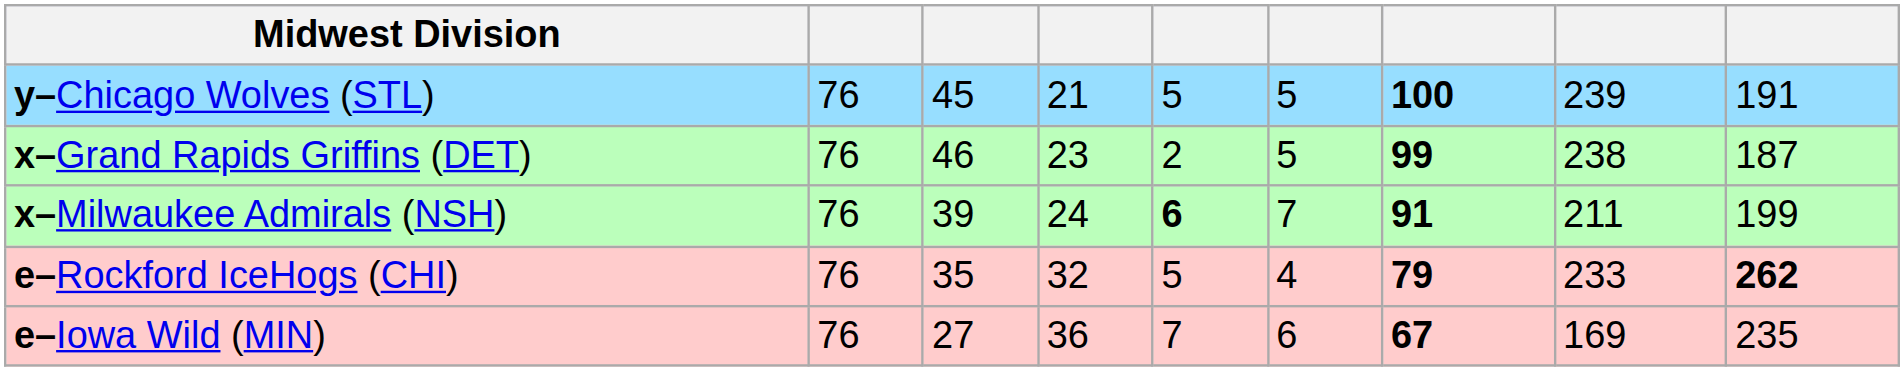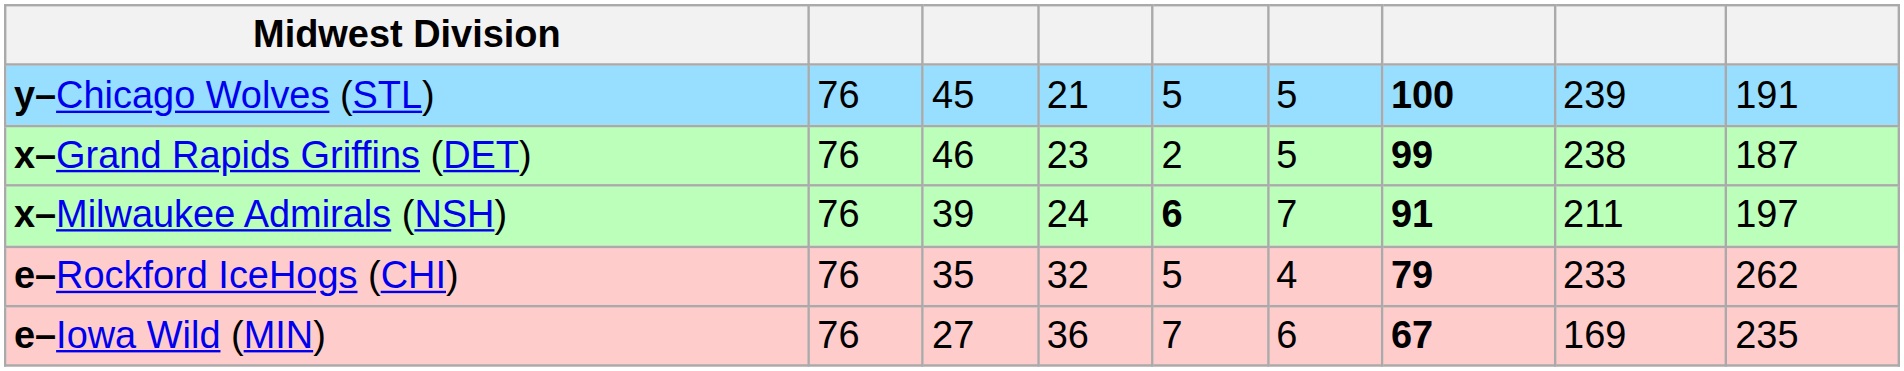(1767, 214) 199 -> (1767, 214) 197
(1767, 275) bold -> (1767, 275) normal
